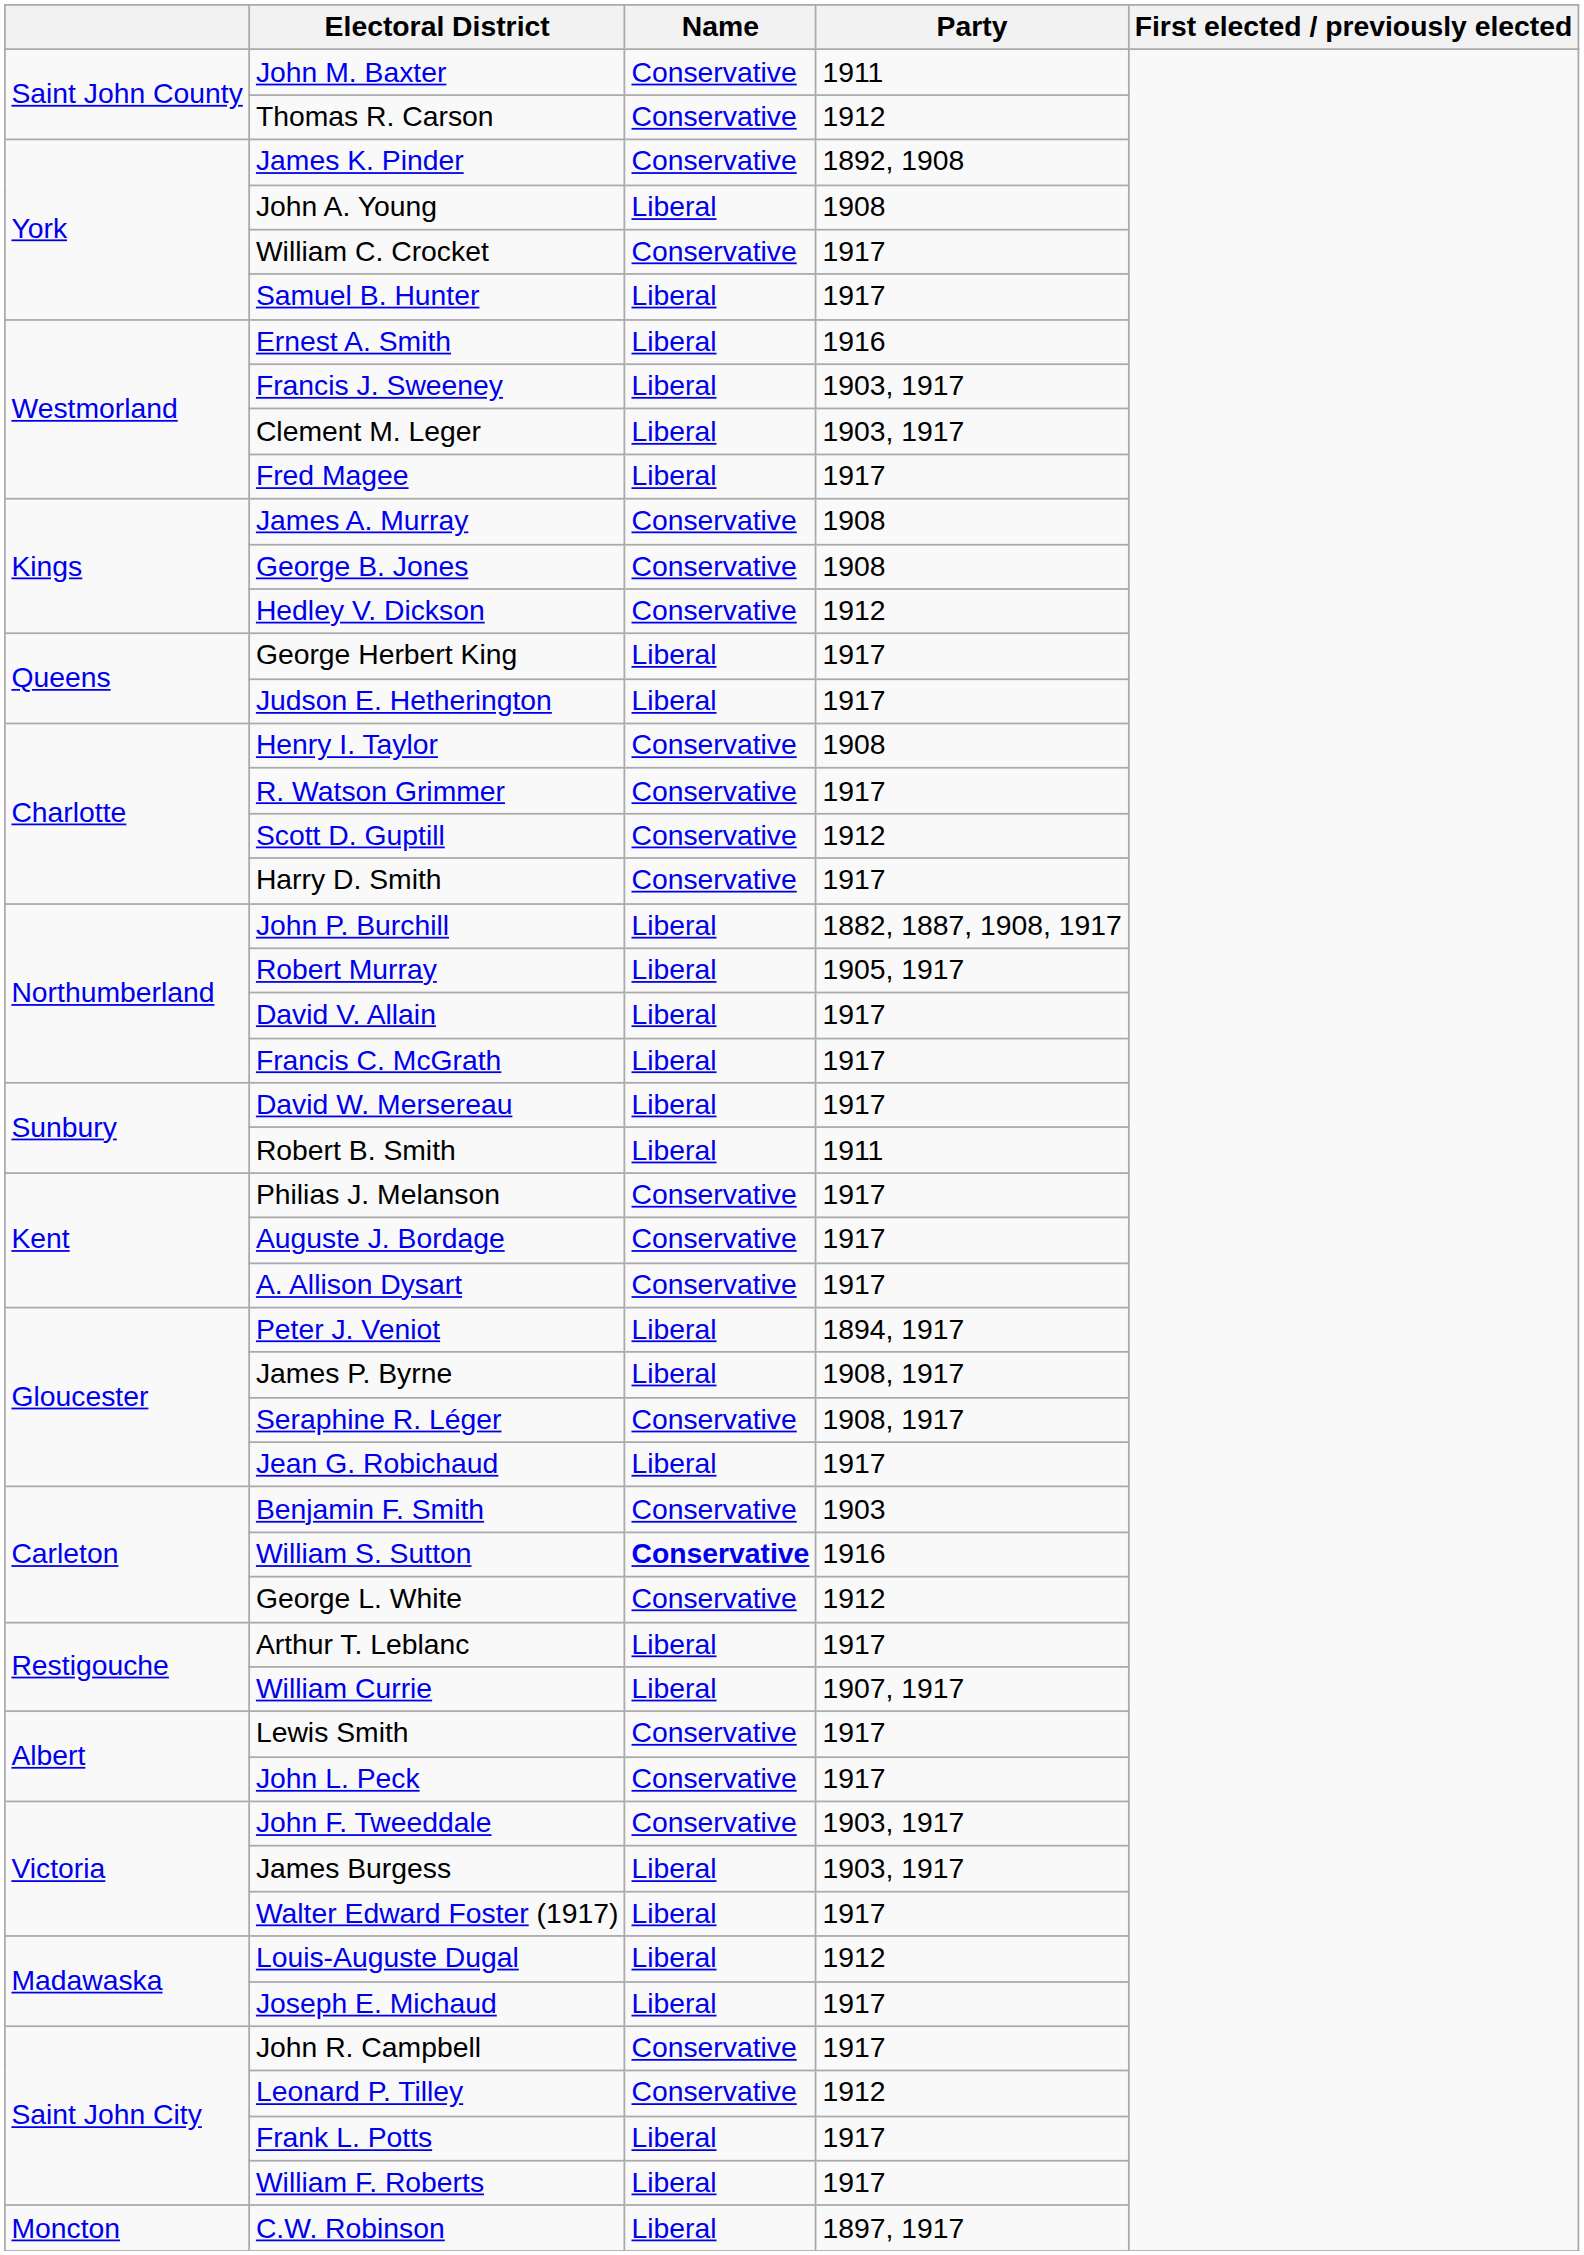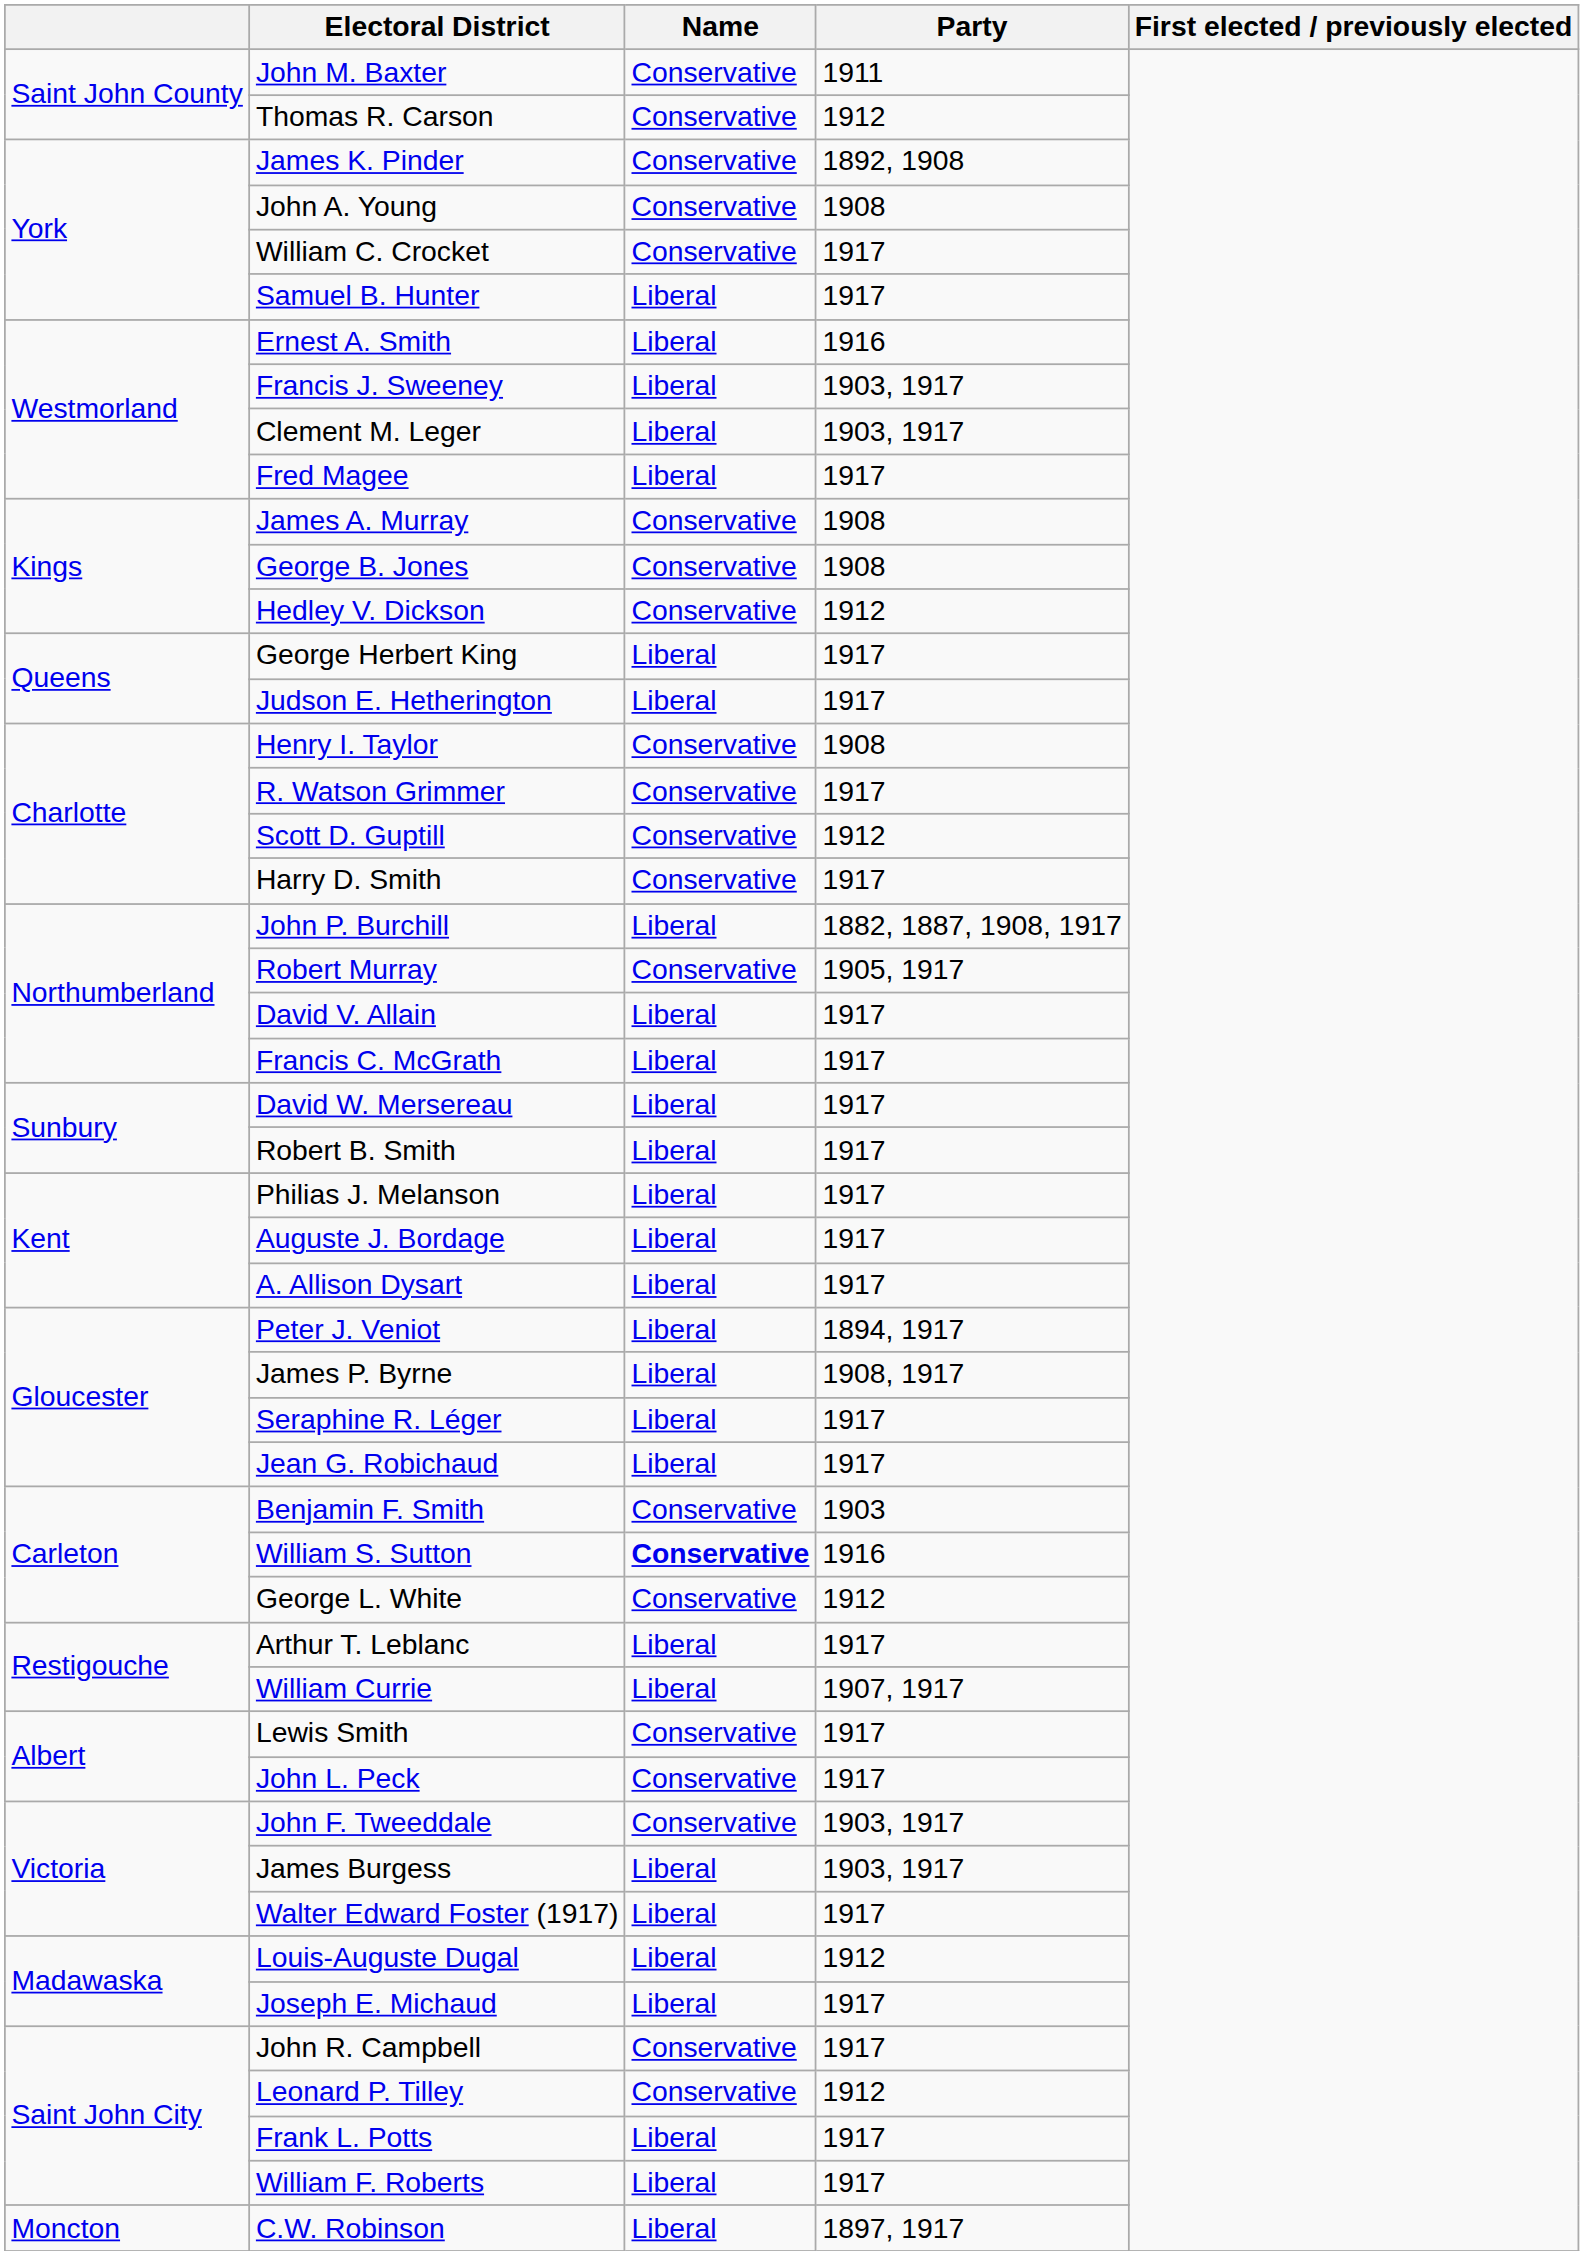(674, 206) Liberal -> (714, 206) Conservative
(674, 970) Liberal -> (714, 970) Conservative
(853, 1149) 1911 -> (854, 1149) 1917
(714, 1194) Conservative -> (674, 1194) Liberal
(714, 1239) Conservative -> (674, 1239) Liberal
(714, 1284) Conservative -> (674, 1284) Liberal
(714, 1419) Conservative -> (674, 1419) Liberal
(893, 1419) 1908, 1917 -> (854, 1419) 1917
